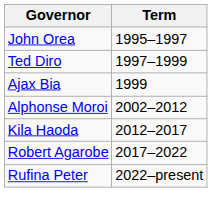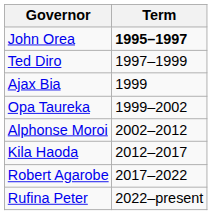(151, 38) normal -> (151, 38) bold
+ row: (49, 107)
